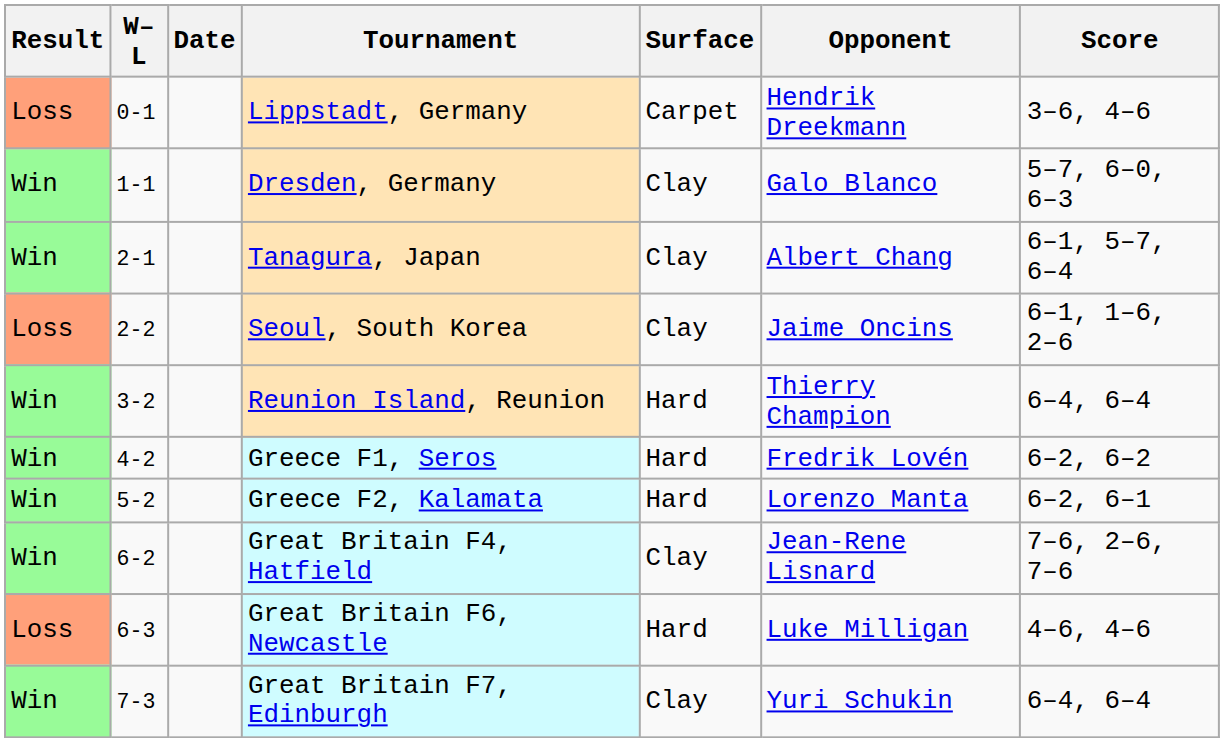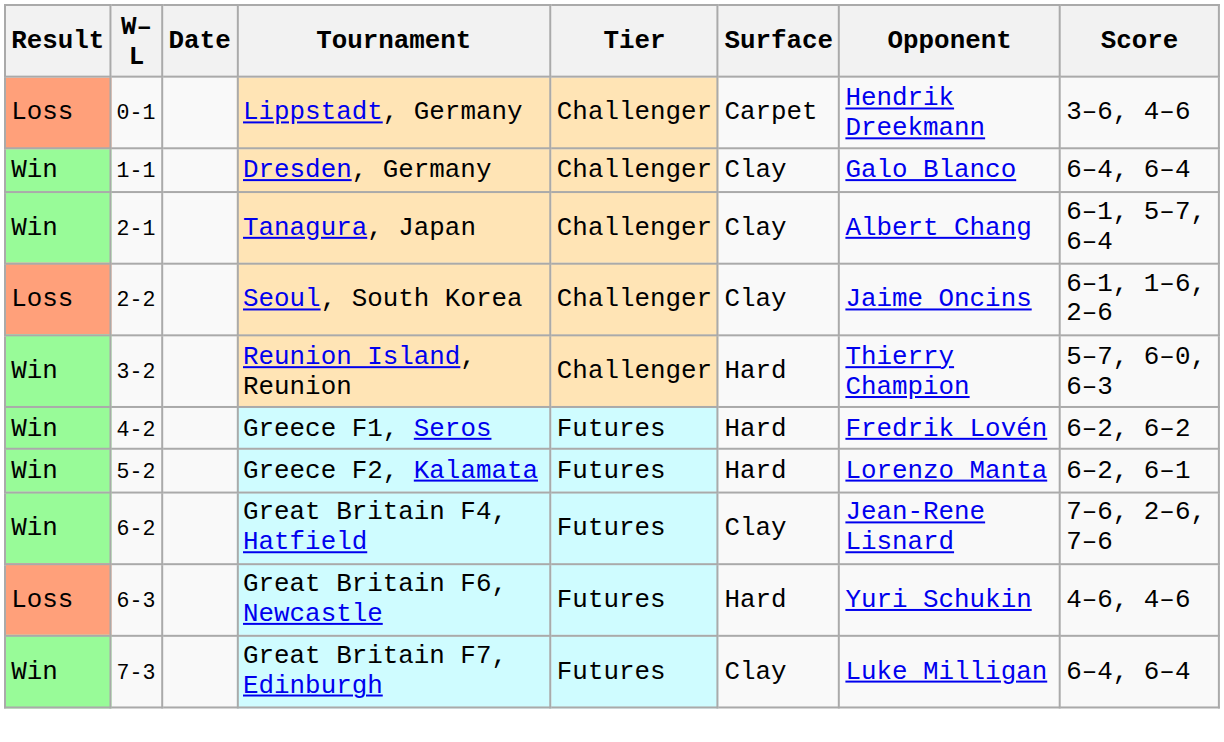+ column: (634, 41)
(1097, 185) 5–7, 6–0, 6–3 -> (1128, 170) 6–4, 6–4
(1089, 401) 6–4, 6–4 -> (1136, 371) 5–7, 6–0, 6–3
(867, 629) Luke Milligan -> (939, 600) Yuri Schukin
(860, 701) Yuri Schukin -> (946, 672) Luke Milligan
